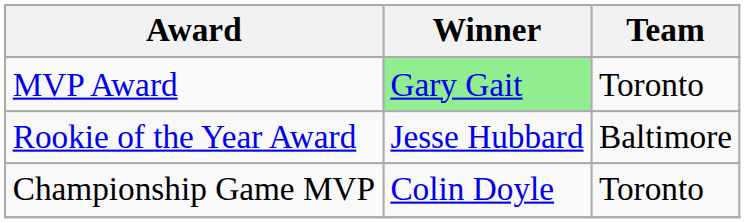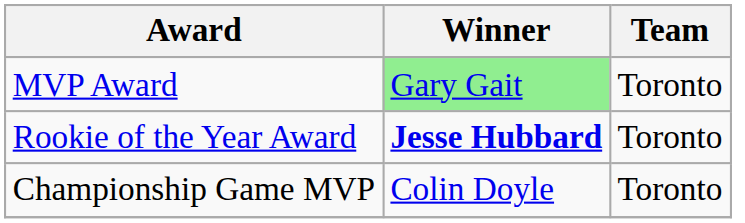(487, 136) normal -> (496, 136) bold
(665, 136) Baltimore -> (670, 136) Toronto
